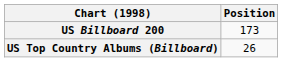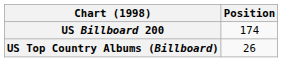(249, 30) 173 -> (249, 30) 174
